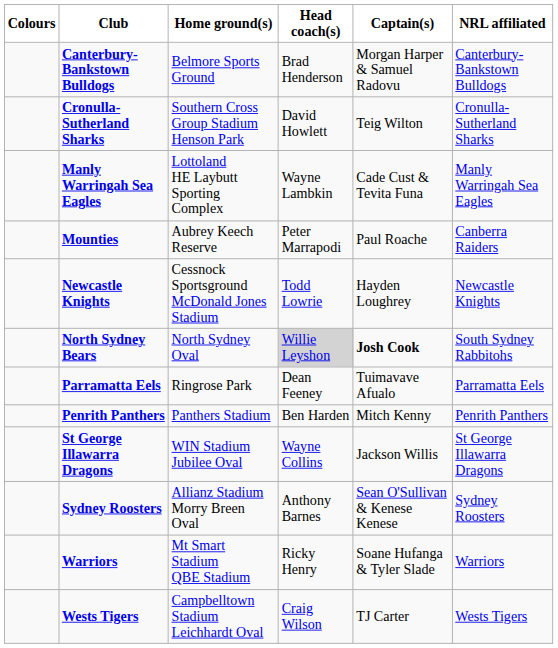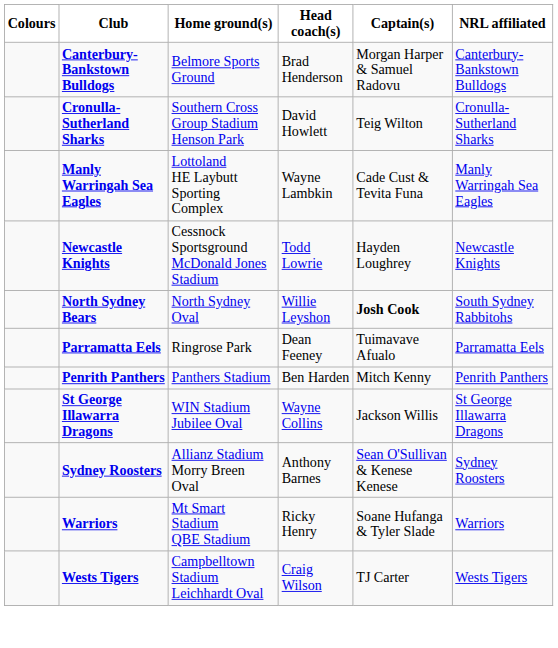- row: (90, 239)
(306, 347) lightgrey background -> (306, 309) no background
